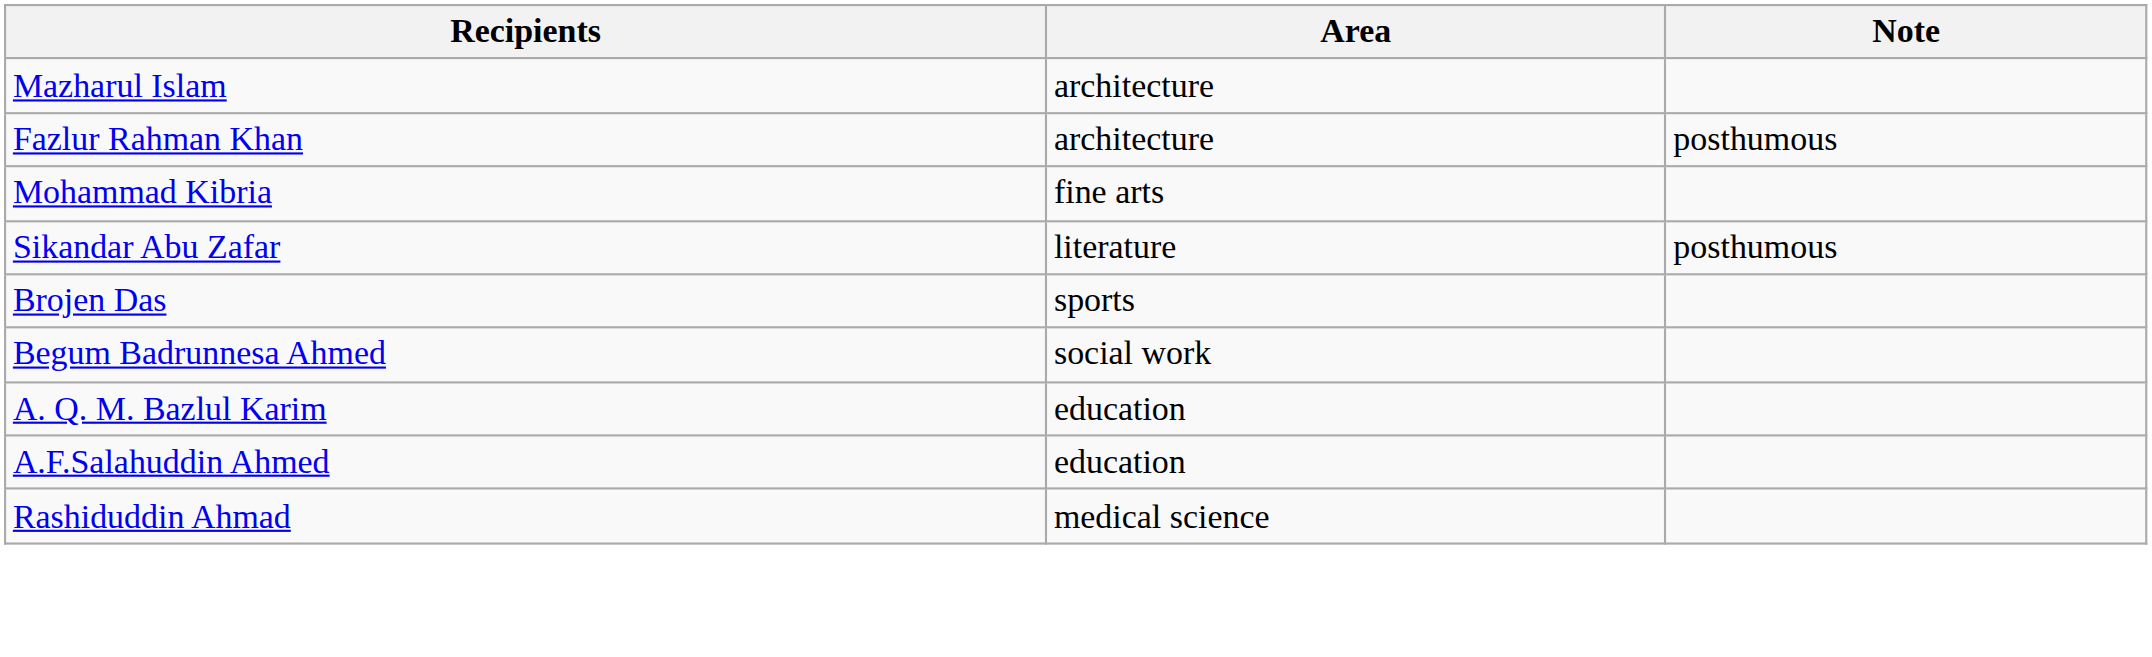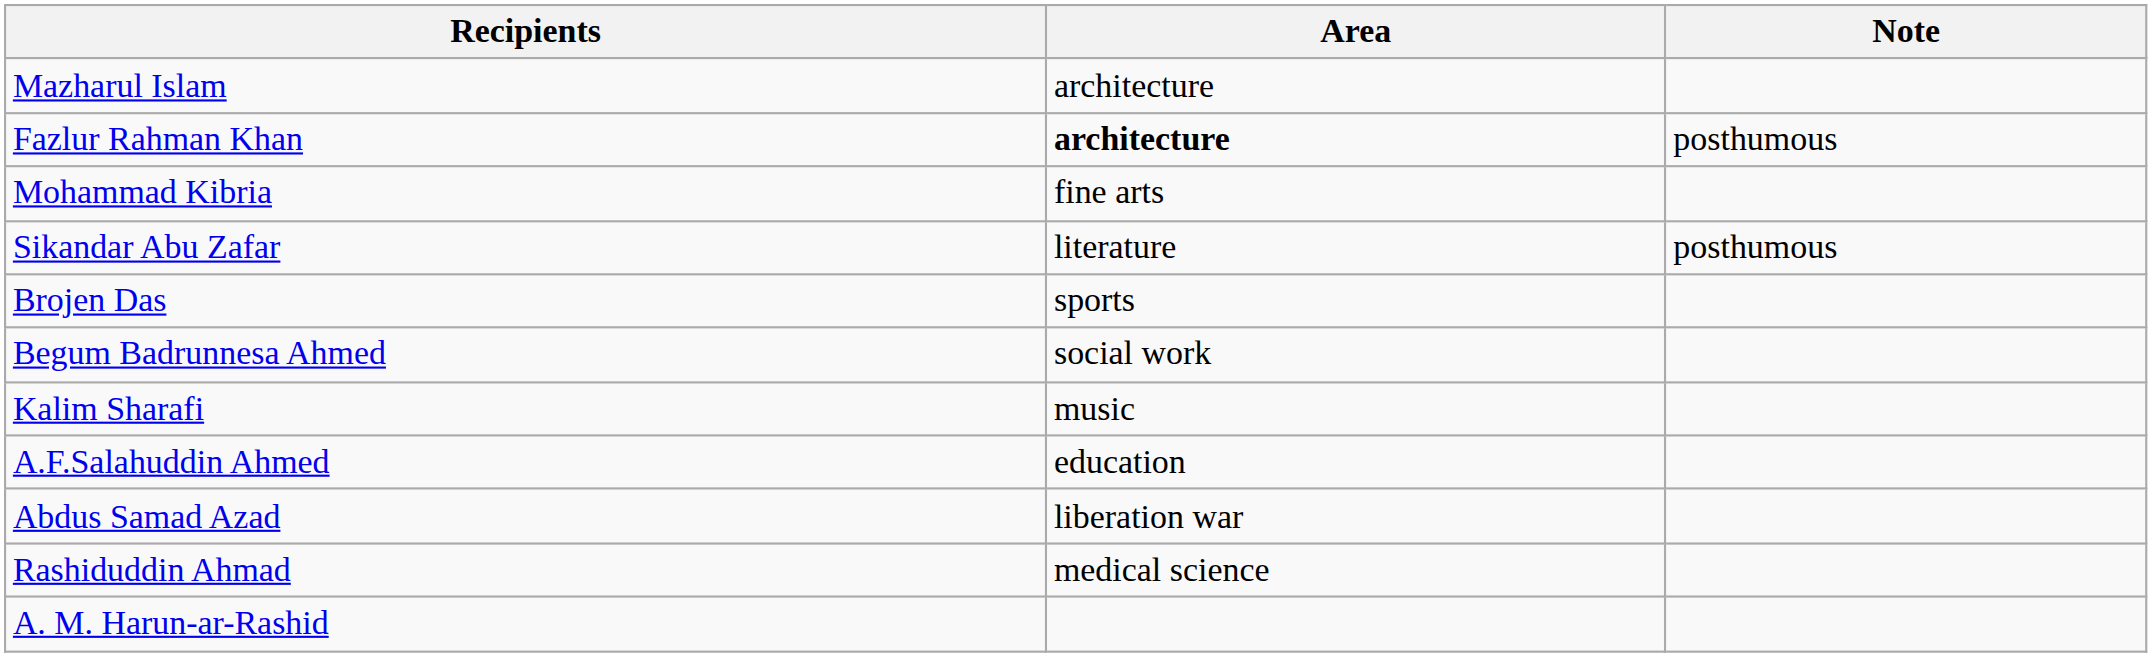(1134, 138) normal -> (1142, 138) bold
+ row: (108, 407)
- row: (170, 407)
+ row: (147, 515)
+ row: (171, 623)
